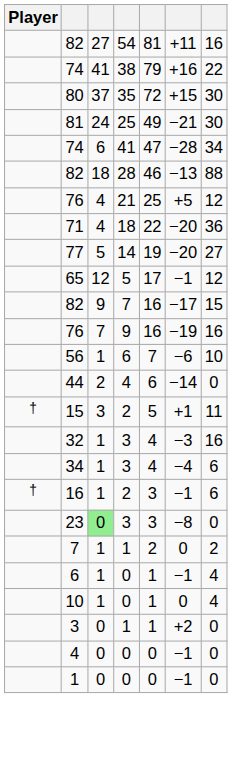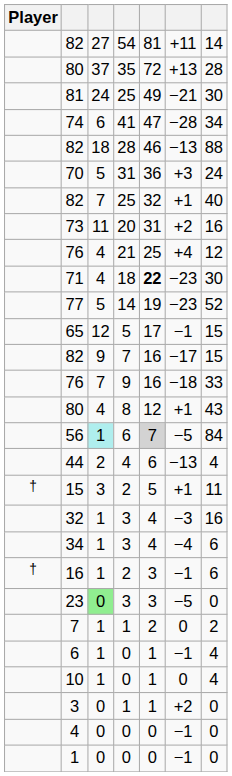(214, 43) 16 -> (214, 43) 14
- row: (75, 69)
(183, 95) +15 -> (183, 69) +13
(214, 95) 30 -> (214, 69) 28
+ row: (75, 174)
+ row: (75, 200)
+ row: (75, 226)
(183, 200) +5 -> (183, 252) +4
(152, 226) normal -> (152, 278) bold
(183, 226) −20 -> (183, 278) −23
(214, 226) 36 -> (214, 278) 30
(183, 252) −20 -> (183, 305) −23
(214, 252) 27 -> (214, 305) 52
(214, 278) 12 -> (214, 331) 15
(183, 331) −19 -> (183, 383) −18
(214, 331) 16 -> (214, 383) 33
+ row: (75, 409)
(100, 357) no background -> (100, 435) paleturquoise background
(152, 357) no background -> (152, 435) lightgrey background
(183, 357) −6 -> (183, 435) −5
(214, 357) 10 -> (214, 435) 84
(183, 383) −14 -> (183, 461) −13
(214, 383) 0 -> (214, 461) 4
(183, 523) −8 -> (183, 601) −5
